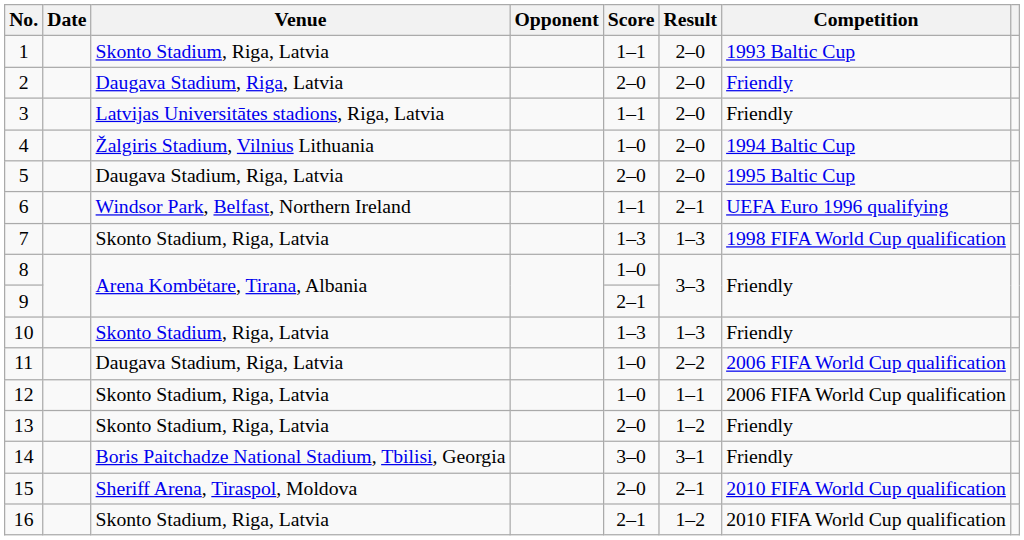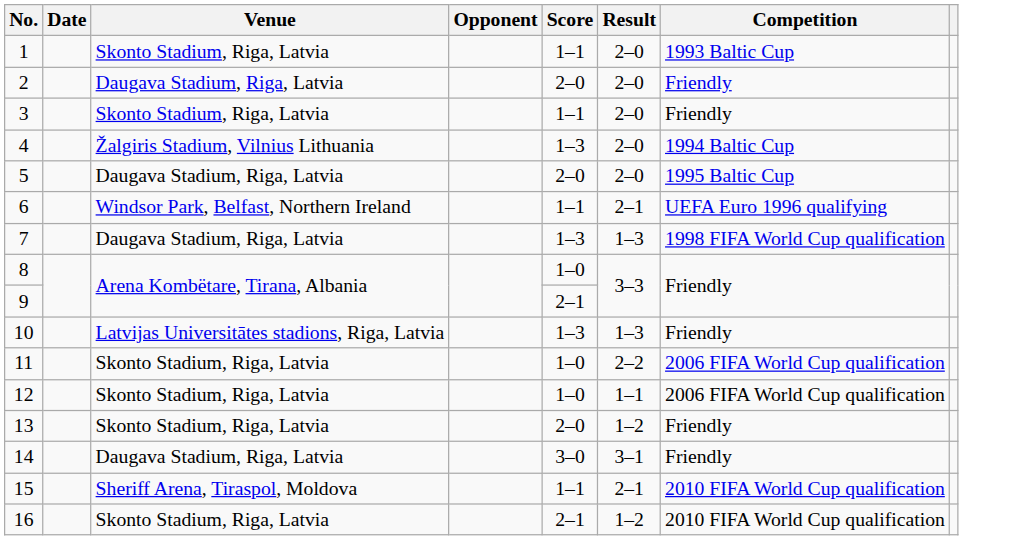(270, 113) Latvijas Universitātes stadions, Riga, Latvia -> (212, 113) Skonto Stadium, Riga, Latvia
(631, 144) 1–0 -> (570, 144) 1–3
(212, 238) Skonto Stadium, Riga, Latvia -> (219, 238) Daugava Stadium, Riga, Latvia
(212, 332) Skonto Stadium, Riga, Latvia -> (270, 332) Latvijas Universitātes stadions, Riga, Latvia
(219, 363) Daugava Stadium, Riga, Latvia -> (212, 363) Skonto Stadium, Riga, Latvia
(301, 457) Boris Paitchadze National Stadium, Tbilisi, Georgia -> (219, 457) Daugava Stadium, Riga, Latvia
(631, 488) 2–0 -> (570, 488) 1–1
